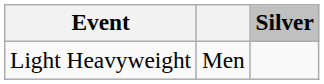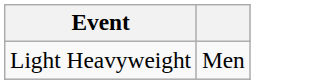- column: (285, 23)
